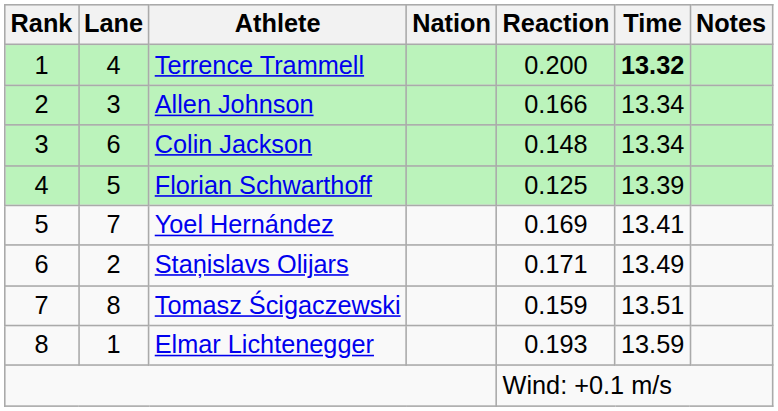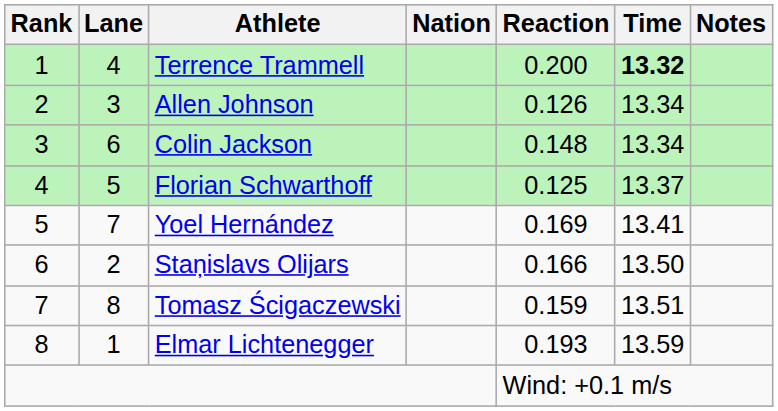(556, 104) 0.166 -> (556, 104) 0.126
(653, 184) 13.39 -> (653, 184) 13.37
(556, 265) 0.171 -> (556, 265) 0.166
(653, 265) 13.49 -> (653, 265) 13.50
